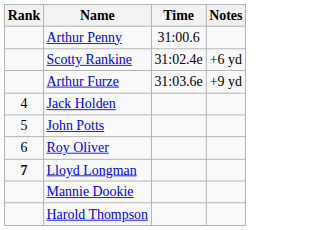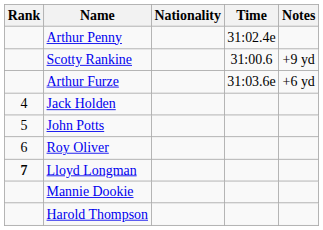+ column: (188, 15)
(179, 37) 31:00.6 -> (252, 37) 31:02.4e
(179, 59) 31:02.4e -> (252, 59) 31:00.6
(226, 59) +6 yd -> (299, 59) +9 yd
(226, 81) +9 yd -> (299, 81) +6 yd
